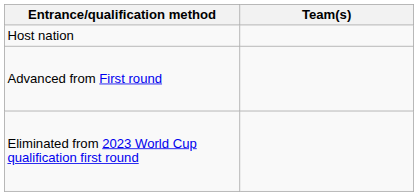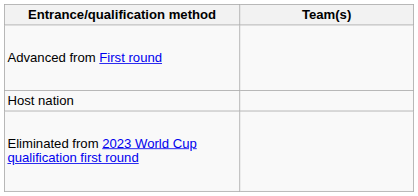rows swapped: (41, 35) <-> (85, 78)
